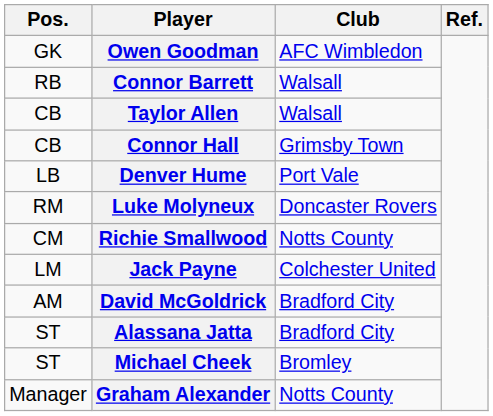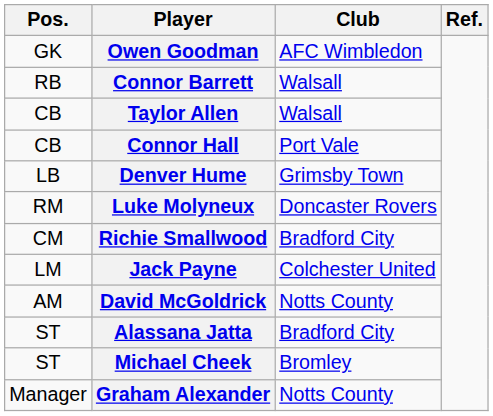(341, 144) Grimsby Town -> (319, 144) Port Vale
(319, 176) Port Vale -> (341, 176) Grimsby Town
(336, 238) Notts County -> (337, 238) Bradford City
(337, 301) Bradford City -> (336, 301) Notts County
